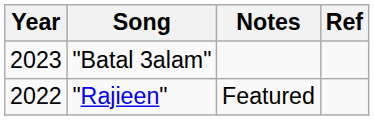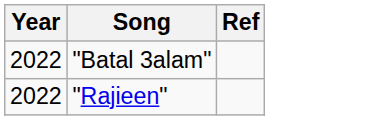- column: (269, 22)
(36, 59) 2023 -> (36, 59) 2022
